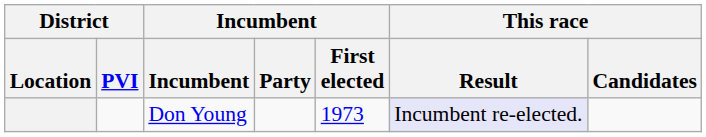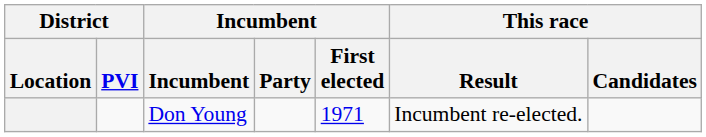(342, 114) 1973 -> (342, 114) 1971
(488, 114) lavender background -> (488, 114) no background
